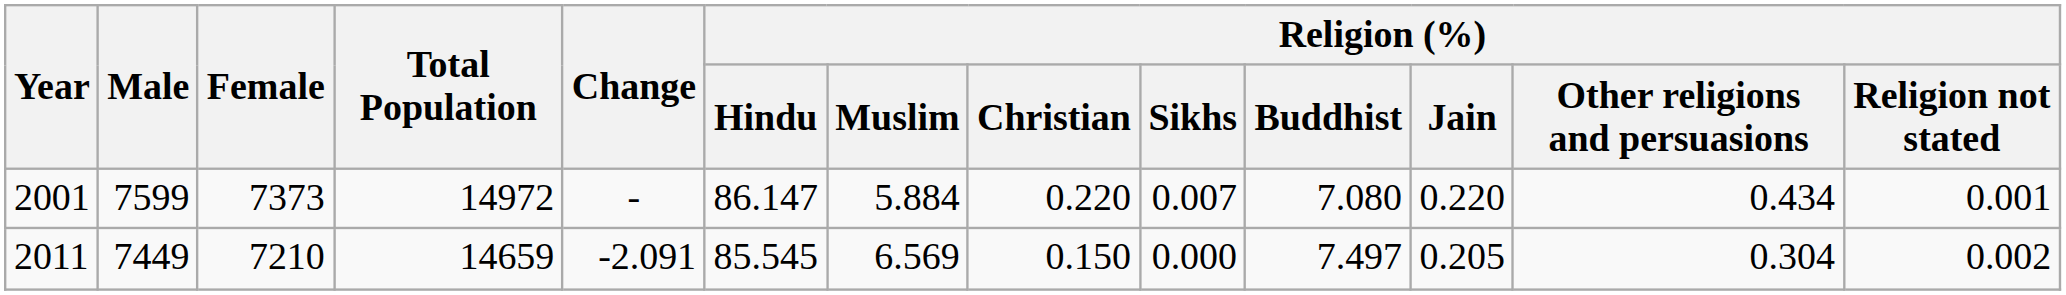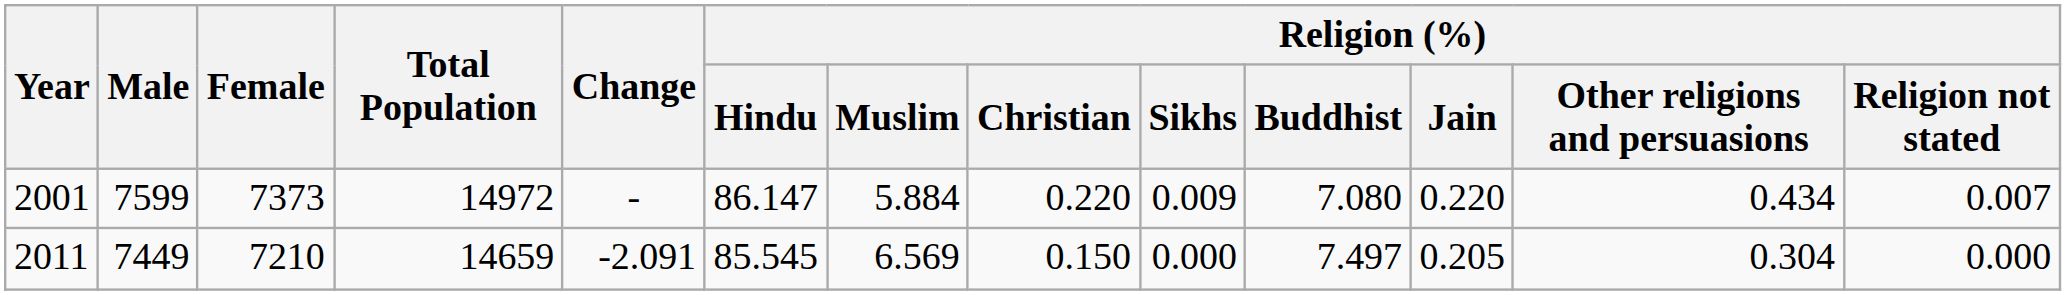(1194, 197) 0.007 -> (1194, 197) 0.009
(2009, 197) 0.001 -> (2009, 197) 0.007
(2009, 257) 0.002 -> (2009, 257) 0.000
